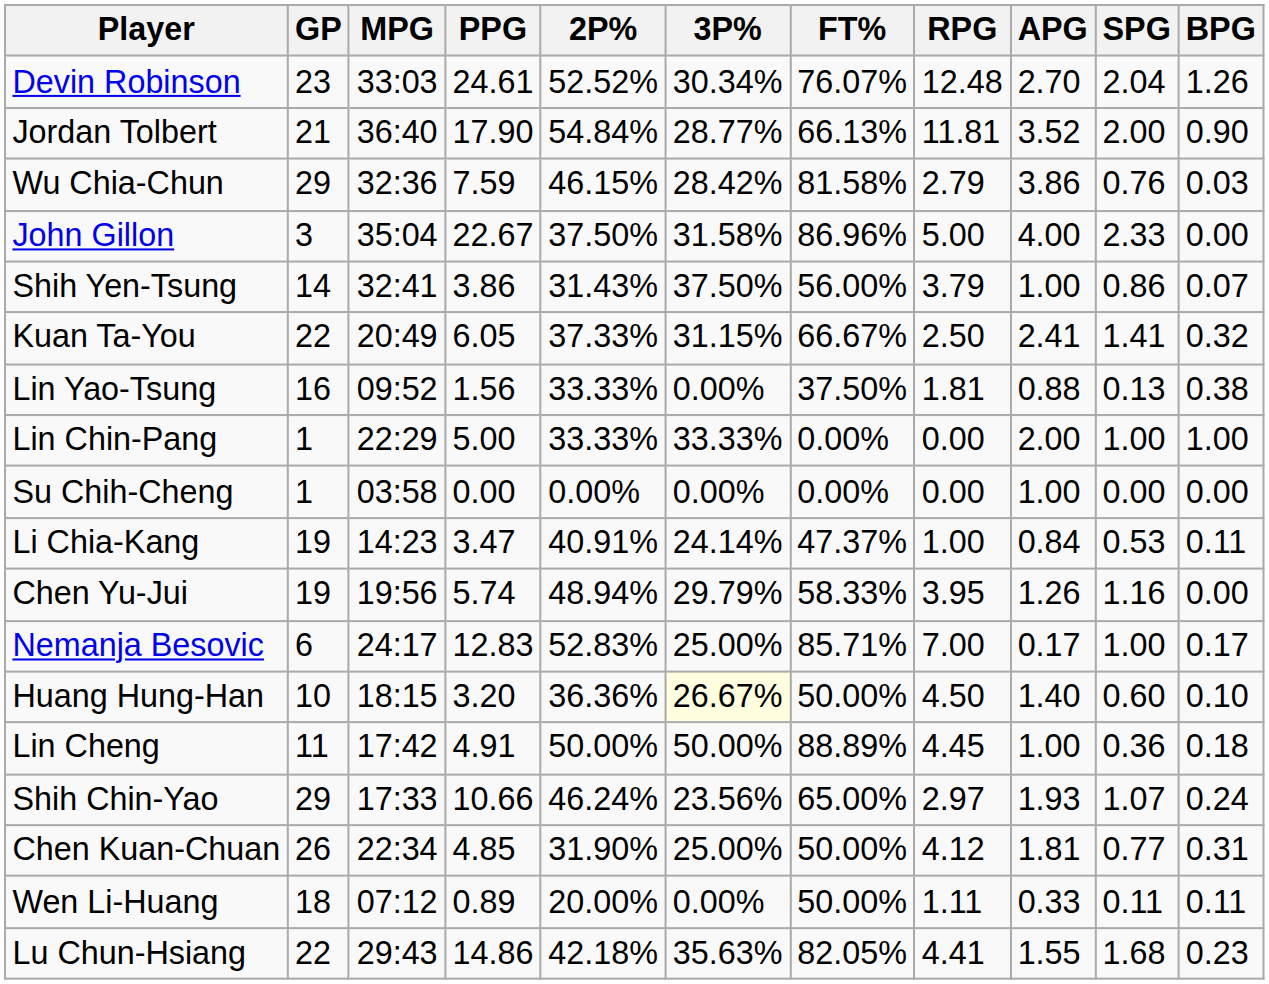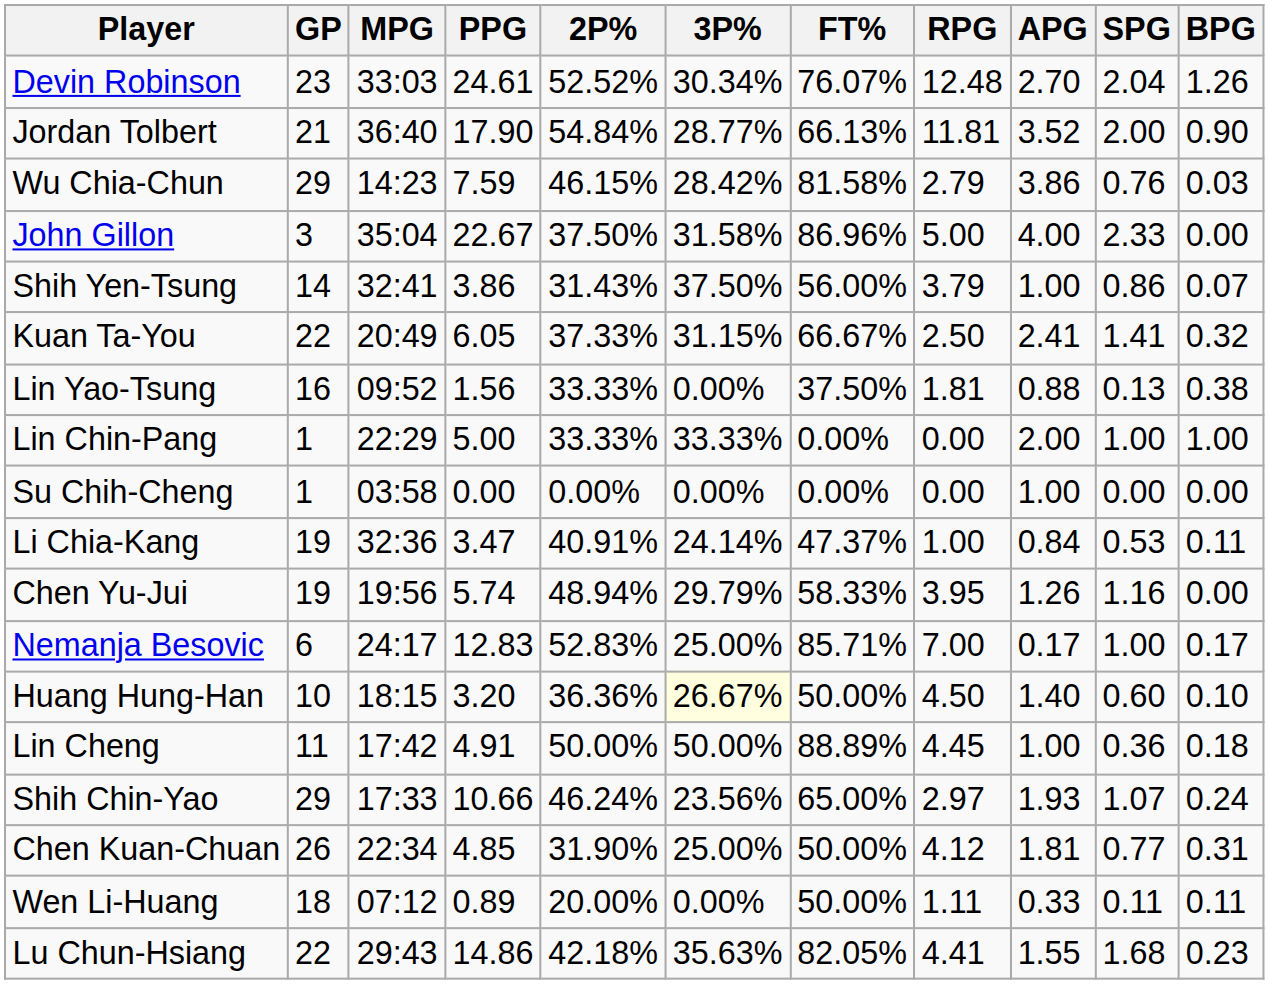(397, 183) 32:36 -> (397, 183) 14:23
(397, 542) 14:23 -> (397, 542) 32:36
